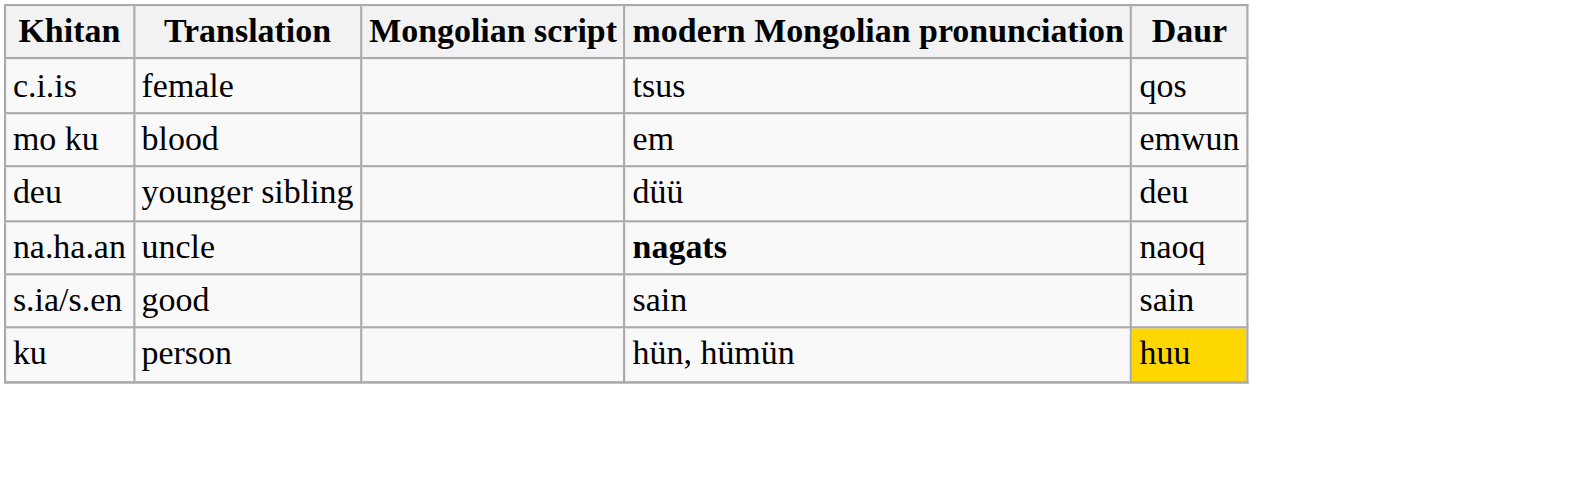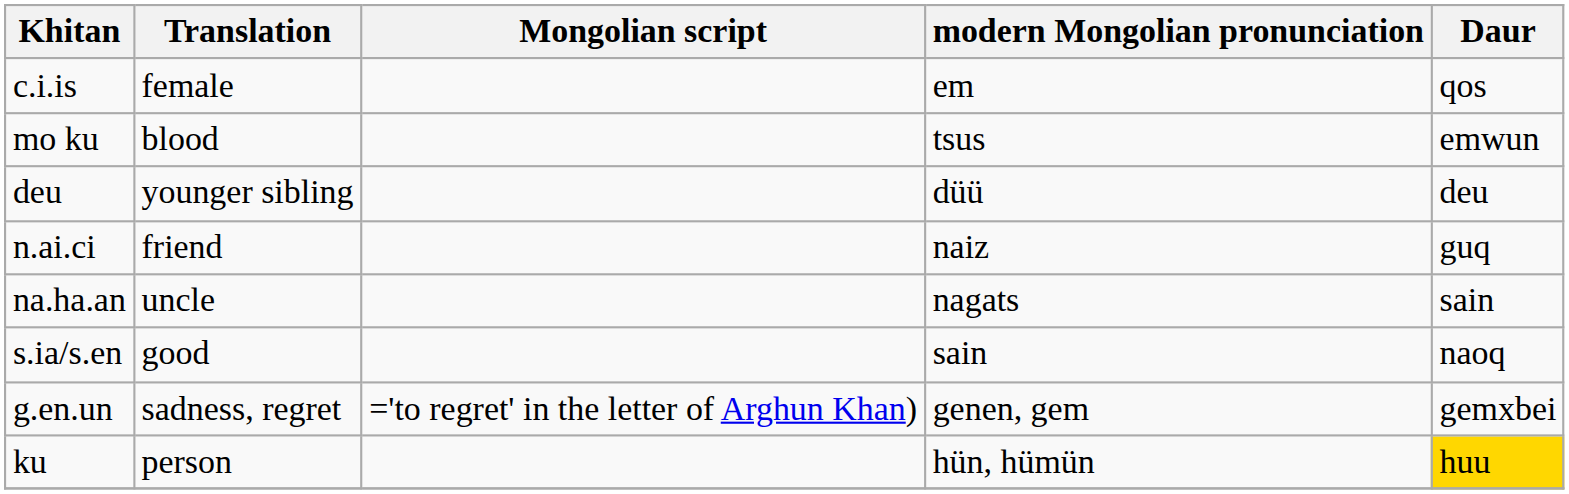(659, 85) tsus -> (953, 85) em
(653, 138) em -> (959, 138) tsus
+ row: (54, 246)
(680, 246) bold -> (976, 300) normal
(1173, 246) naoq -> (1467, 300) sain
(1167, 300) sain -> (1473, 354) naoq
+ row: (63, 407)
